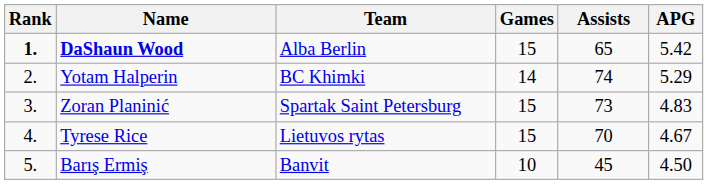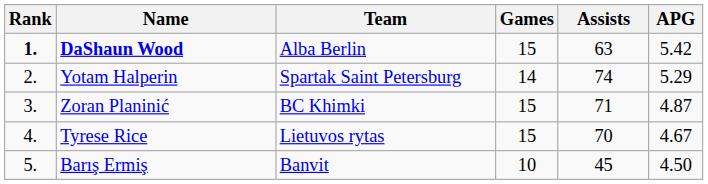(604, 48) 65 -> (604, 48) 63
(322, 77) BC Khimki -> (371, 77) Spartak Saint Petersburg
(371, 106) Spartak Saint Petersburg -> (322, 106) BC Khimki
(604, 106) 73 -> (604, 106) 71
(676, 106) 4.83 -> (676, 106) 4.87
